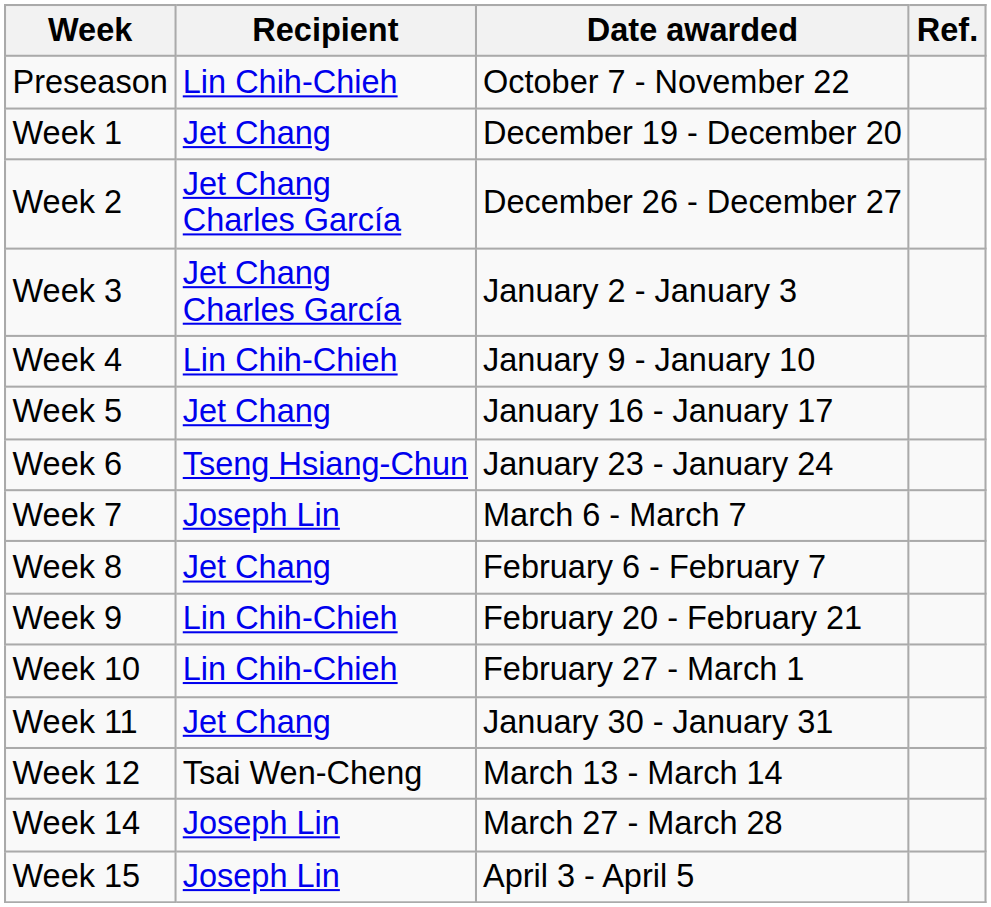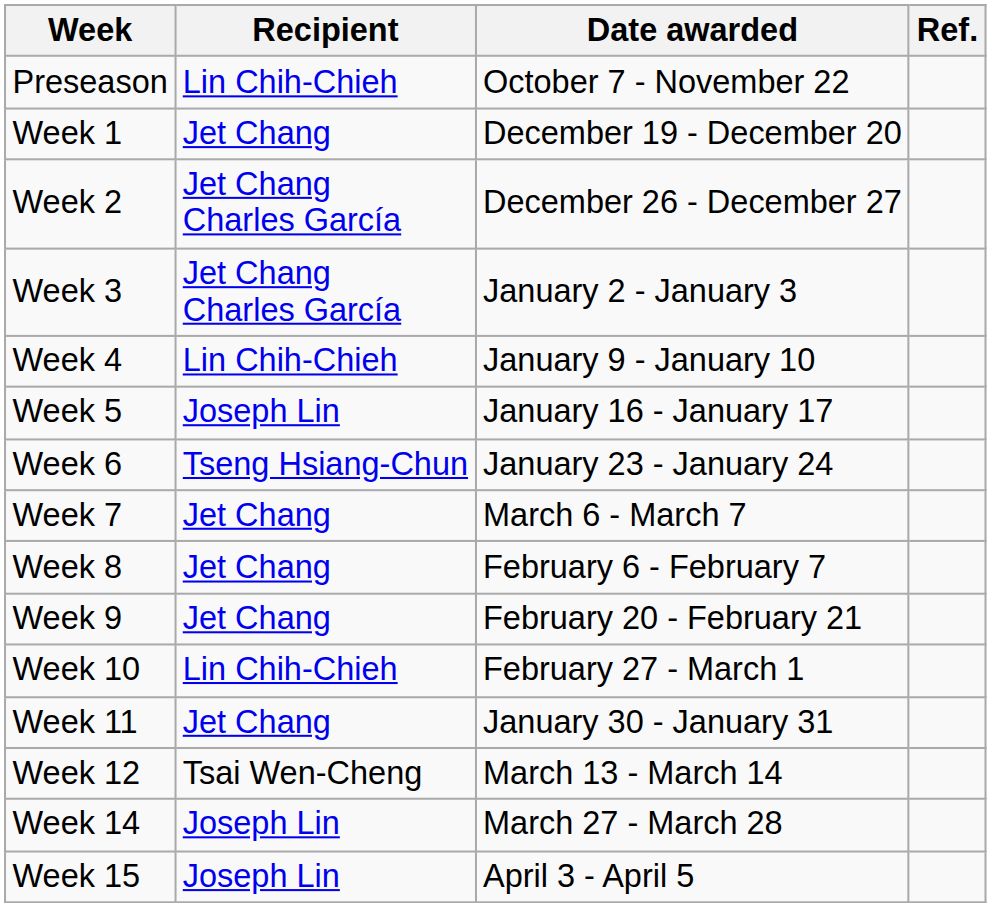(257, 412) Jet Chang -> (261, 412) Joseph Lin
(261, 515) Joseph Lin -> (257, 515) Jet Chang
(290, 618) Lin Chih-Chieh -> (257, 618) Jet Chang
